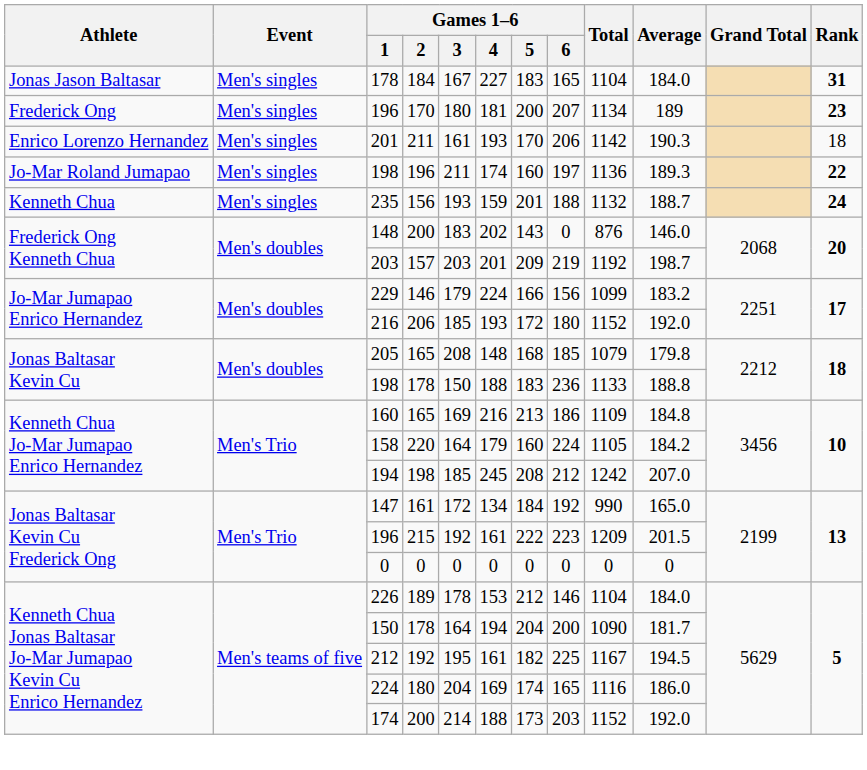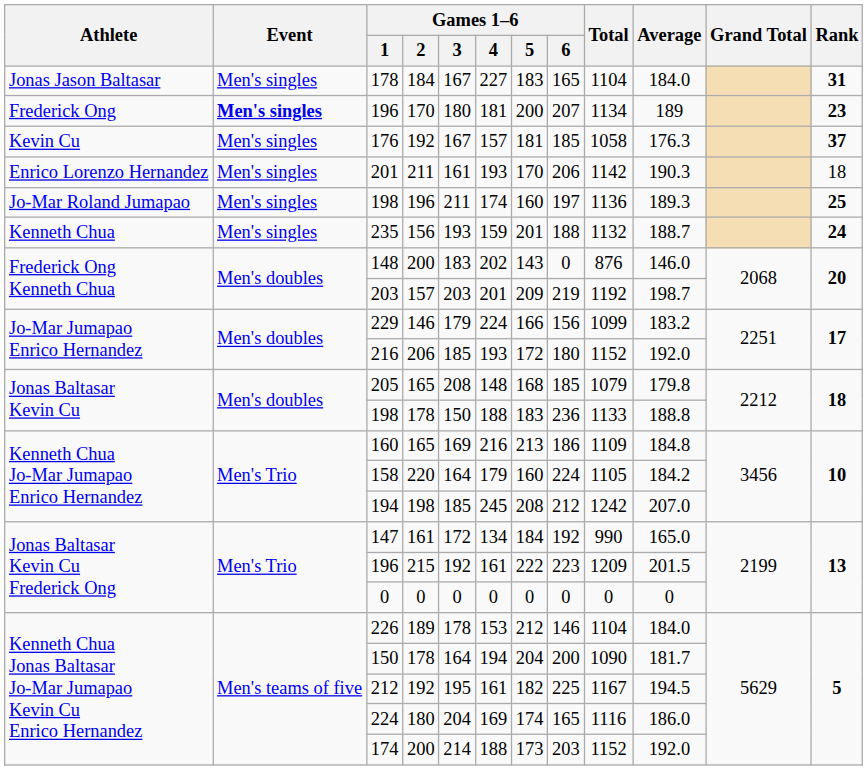(267, 111) normal -> (270, 111) bold
+ row: (385, 141)
(837, 172) 22 -> (837, 202) 25
